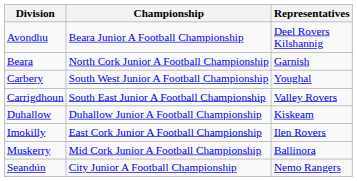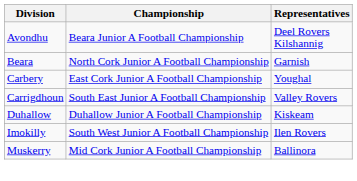(168, 79) South West Junior A Football Championship -> (165, 79) East Cork Junior A Football Championship
(165, 132) East Cork Junior A Football Championship -> (168, 132) South West Junior A Football Championship
- row: (26, 168)
